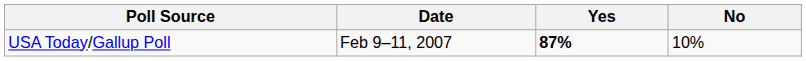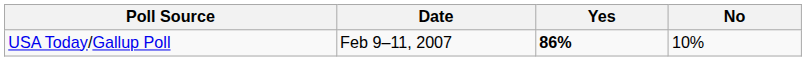(555, 42) 87% -> (555, 42) 86%
